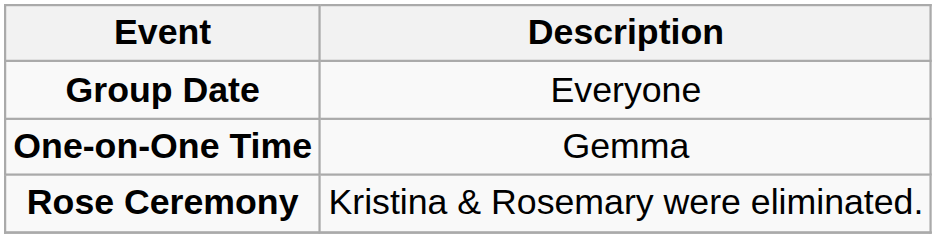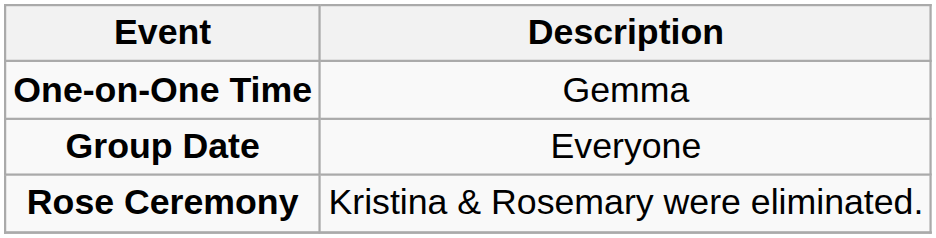rows swapped: (163, 89) <-> (163, 145)
